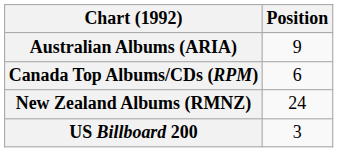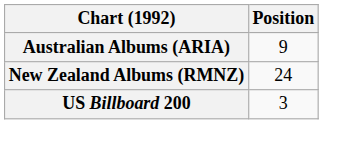- row: (133, 75)
